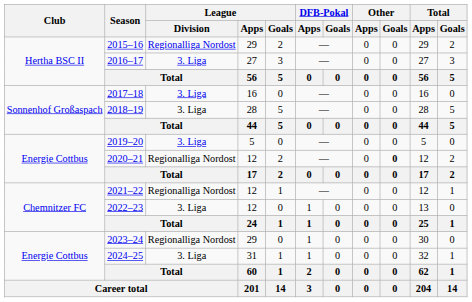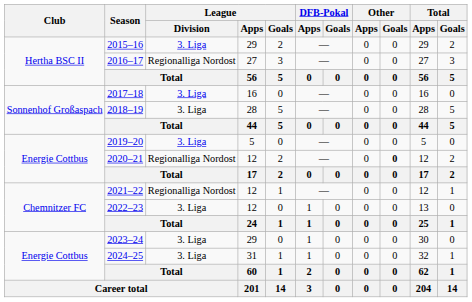(192, 45) Regionalliga Nordost -> (192, 45) 3. Liga
(192, 61) 3. Liga -> (192, 61) Regionalliga Nordost
(192, 239) Regionalliga Nordost -> (192, 239) 3. Liga
